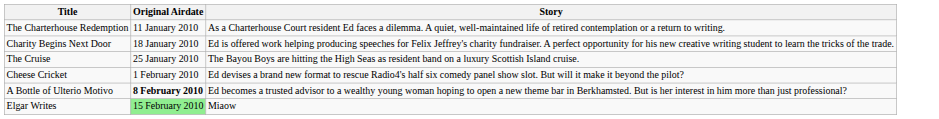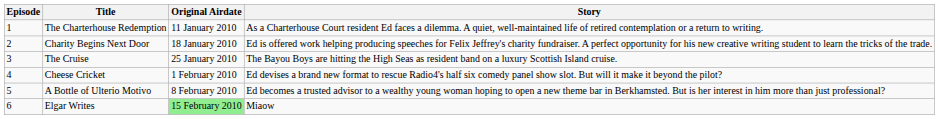+ column: (23, 12)
(168, 91) bold -> (204, 91) normal
